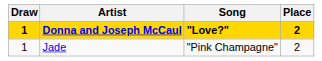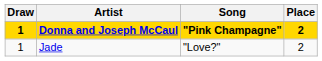(208, 30) "Love?" -> (232, 30) "Pink Champagne"
(232, 47) "Pink Champagne" -> (202, 47) "Love?"
